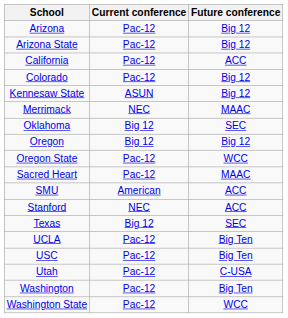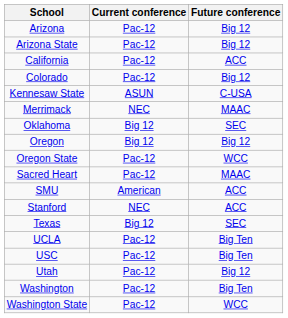(236, 93) Big 12 -> (236, 93) C-USA
(236, 272) C-USA -> (236, 272) Big 12
